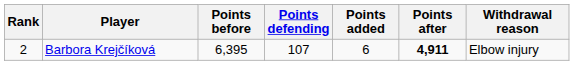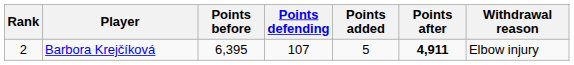(366, 49) 6 -> (366, 49) 5
